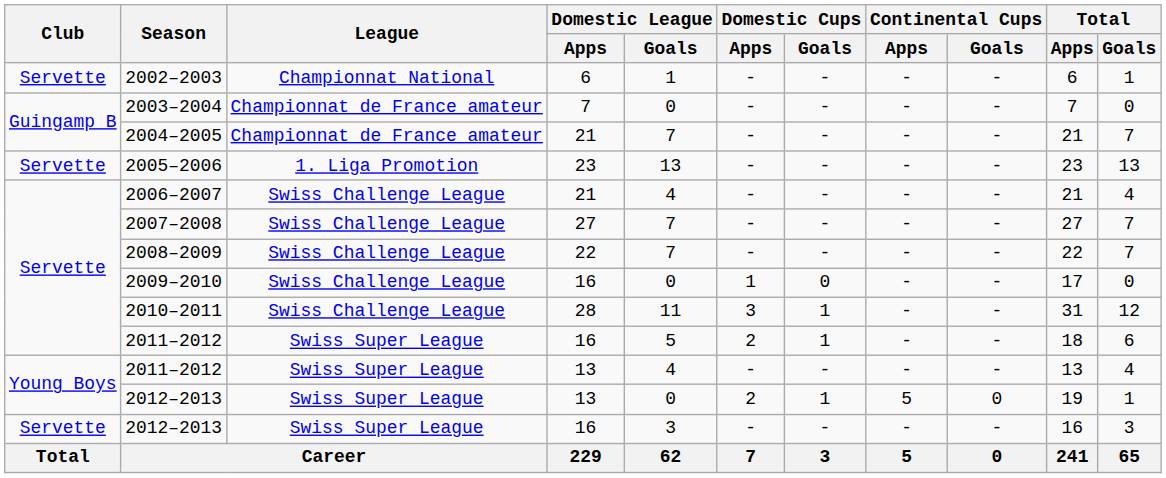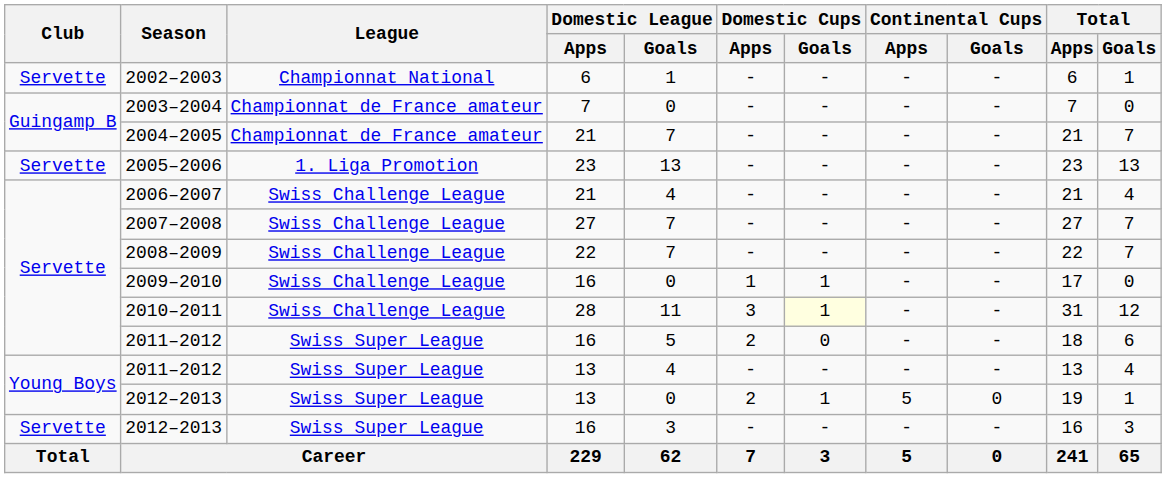(825, 282) 0 -> (825, 282) 1
(825, 312) no background -> (825, 312) lightyellow background
(825, 341) 1 -> (825, 341) 0
